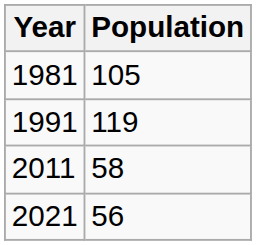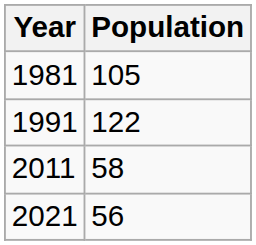(115, 121) 119 -> (116, 121) 122
